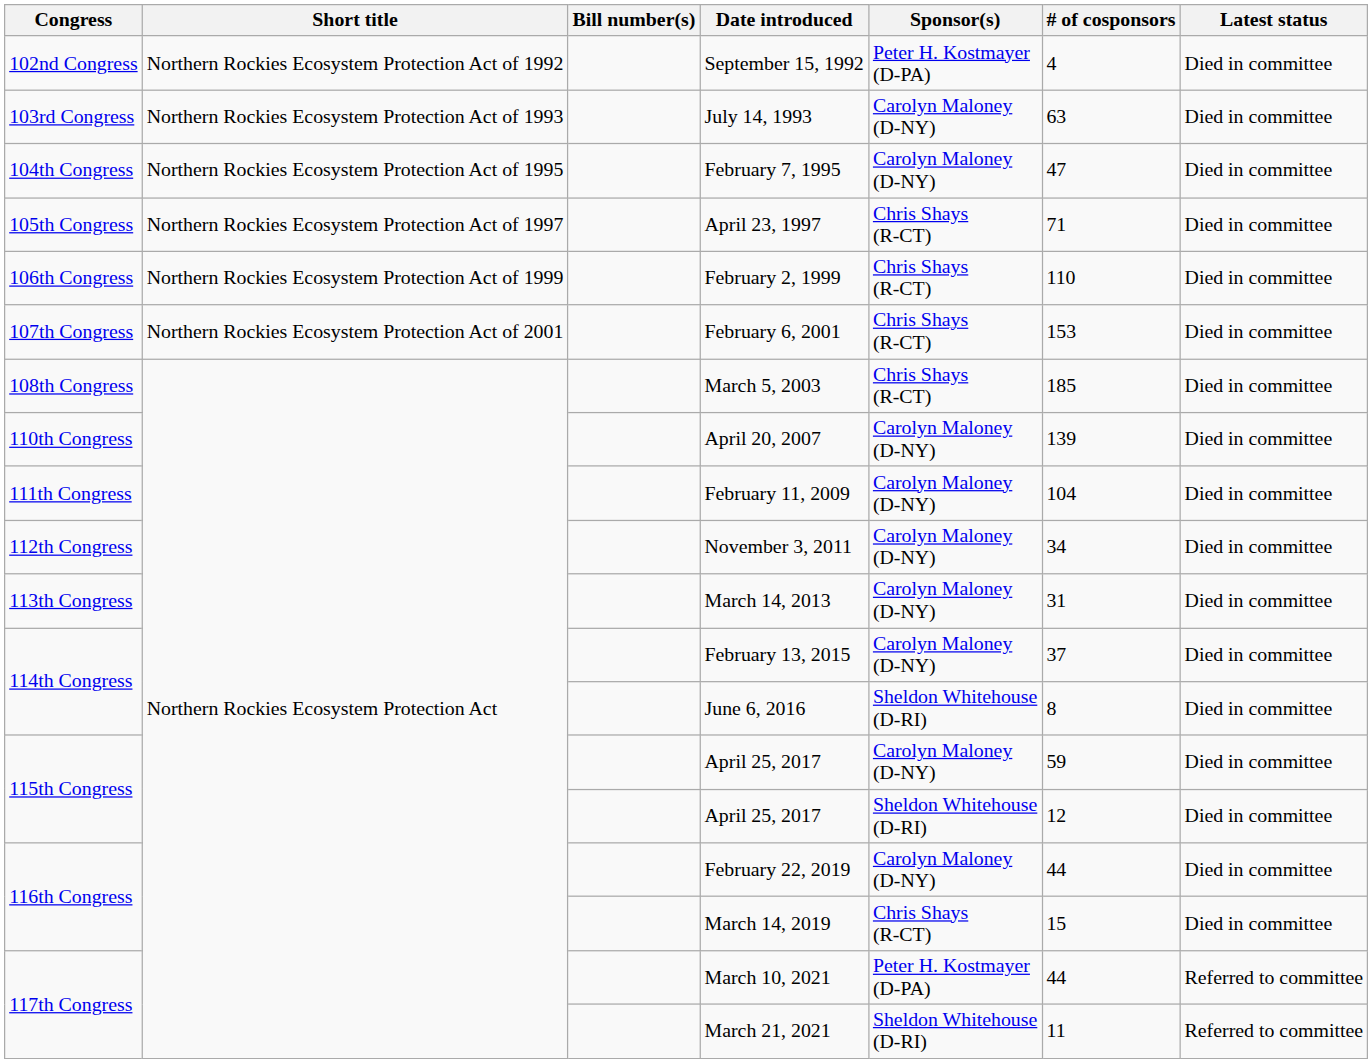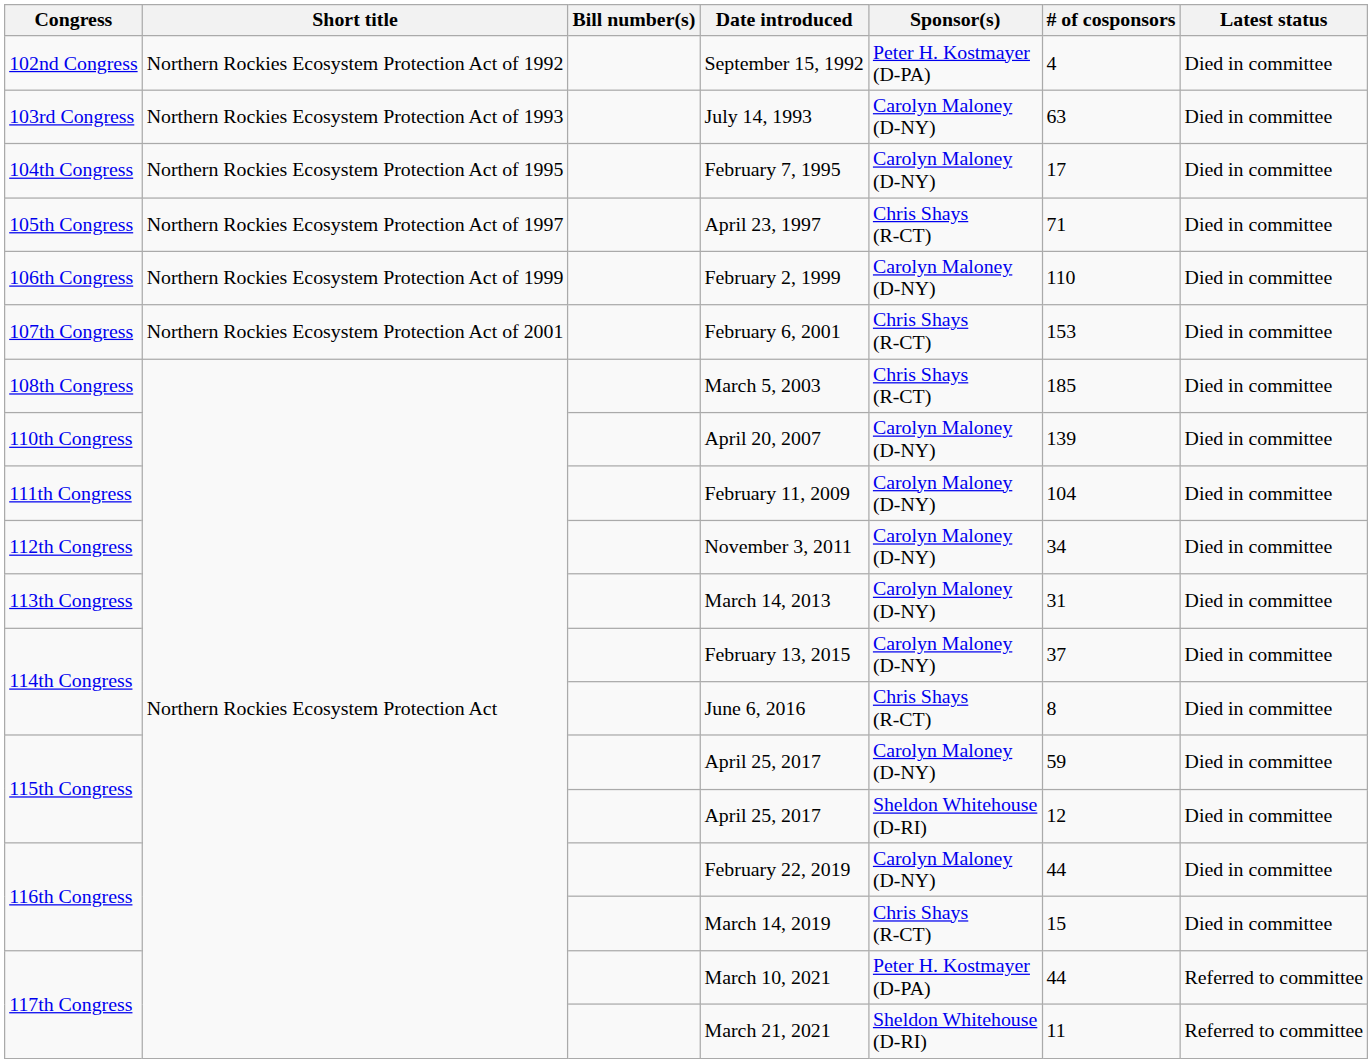(1056, 170) 47 -> (1056, 170) 17
(921, 277) Chris Shays (R-CT) -> (943, 277) Carolyn Maloney (D-NY)
(955, 708) Sheldon Whitehouse (D-RI) -> (921, 708) Chris Shays (R-CT)
